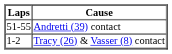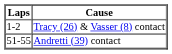rows swapped: (99, 41) <-> (77, 26)
